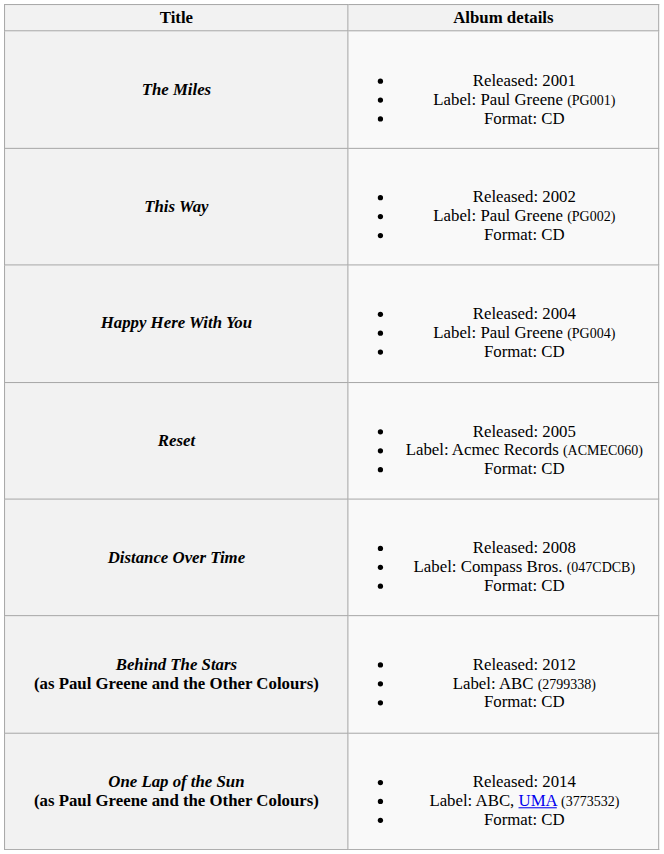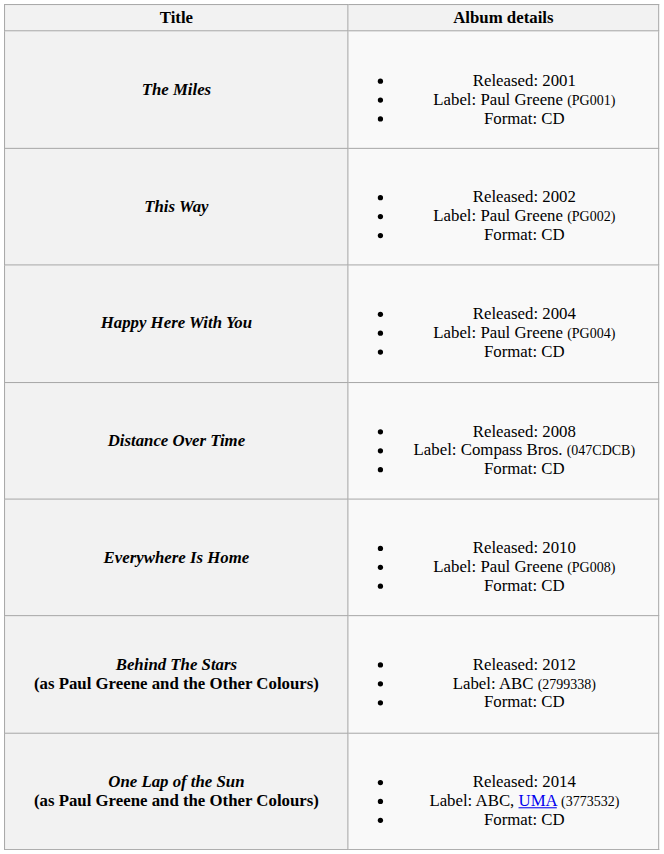- row: (176, 440)
+ row: (176, 557)
